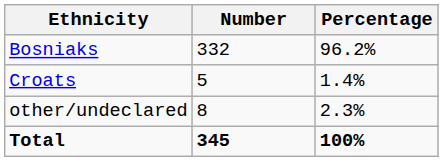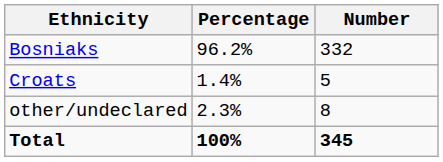columns swapped: (254, 20) <-> (377, 20)
